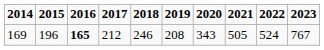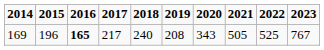(111, 34) 212 -> (111, 34) 217
(143, 34) 246 -> (143, 34) 240
(269, 34) 524 -> (269, 34) 525
